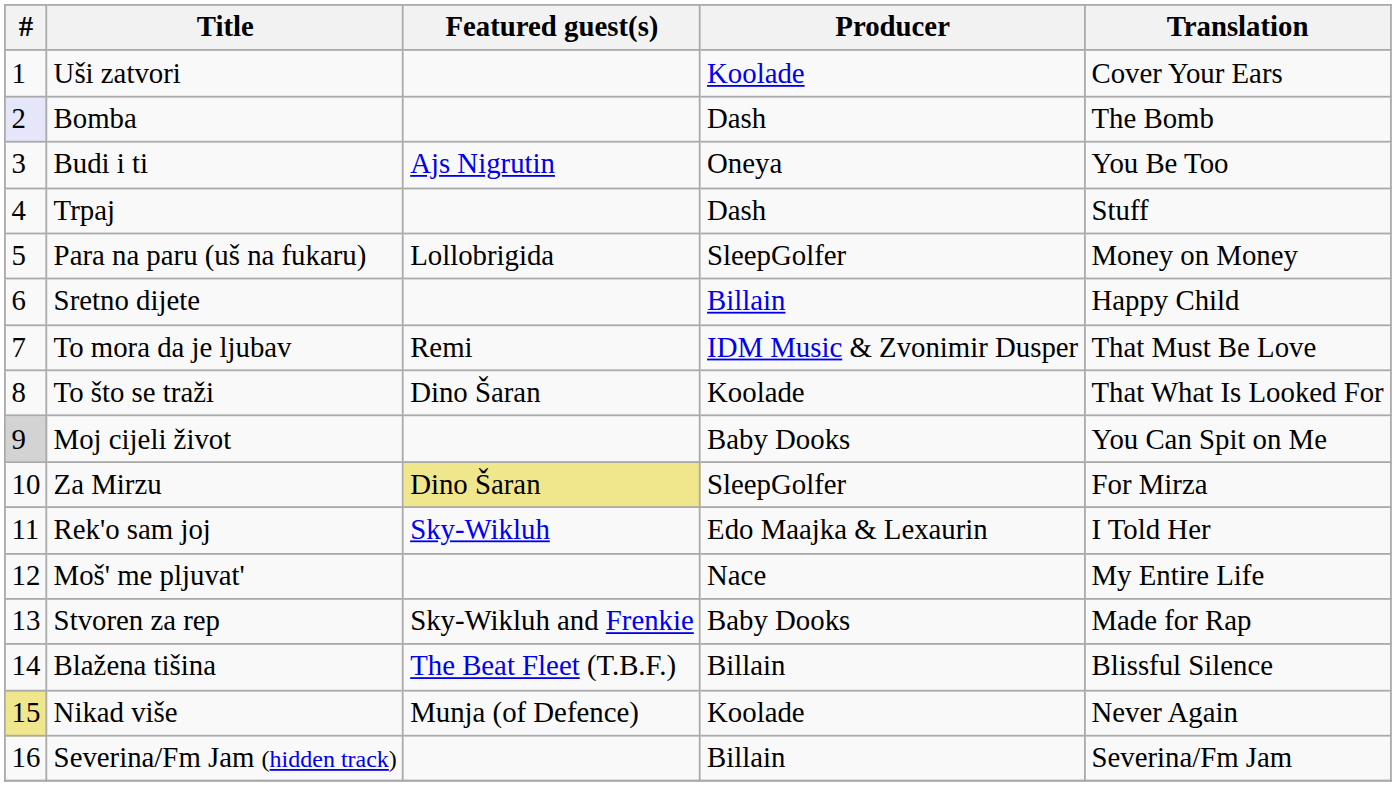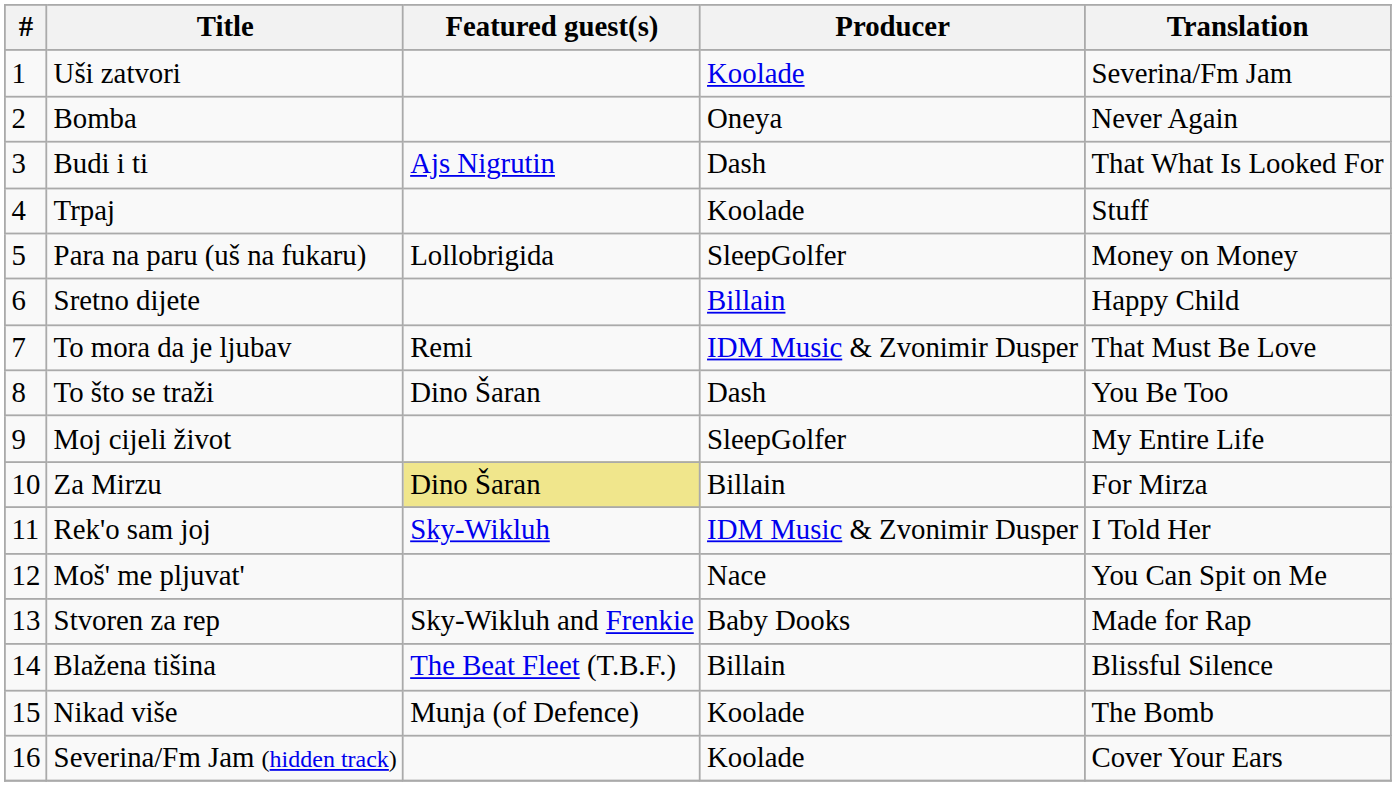(1187, 73) Cover Your Ears -> (1192, 73) Severina/Fm Jam
(19, 118) lavender background -> (19, 118) no background
(737, 118) Dash -> (745, 118) Oneya
(1153, 118) The Bomb -> (1165, 118) Never Again
(745, 164) Oneya -> (737, 164) Dash
(1160, 164) You Be Too -> (1238, 164) That What Is Looked For
(737, 210) Dash -> (756, 210) Koolade
(756, 392) Koolade -> (737, 392) Dash
(1238, 392) That What Is Looked For -> (1160, 392) You Be Too
(19, 438) lightgrey background -> (19, 438) no background
(779, 438) Baby Dooks -> (777, 438) SleepGolfer
(1209, 438) You Can Spit on Me -> (1178, 438) My Entire Life
(777, 484) SleepGolfer -> (746, 484) Billain
(847, 529) Edo Maajka & Lexaurin -> (893, 529) IDM Music & Zvonimir Dusper
(1178, 575) My Entire Life -> (1209, 575) You Can Spit on Me
(26, 712) khaki background -> (26, 712) no background
(1165, 712) Never Again -> (1153, 712) The Bomb
(746, 758) Billain -> (756, 758) Koolade
(1192, 758) Severina/Fm Jam -> (1187, 758) Cover Your Ears
